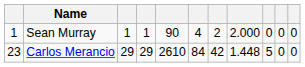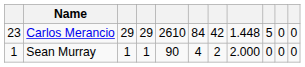rows swapped: (71, 52) <-> (61, 33)
